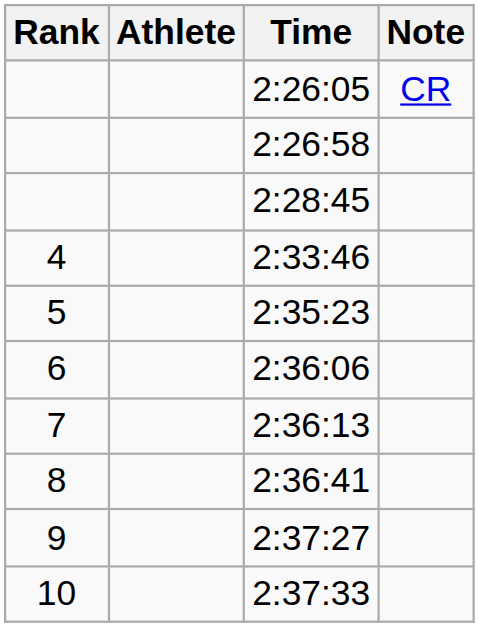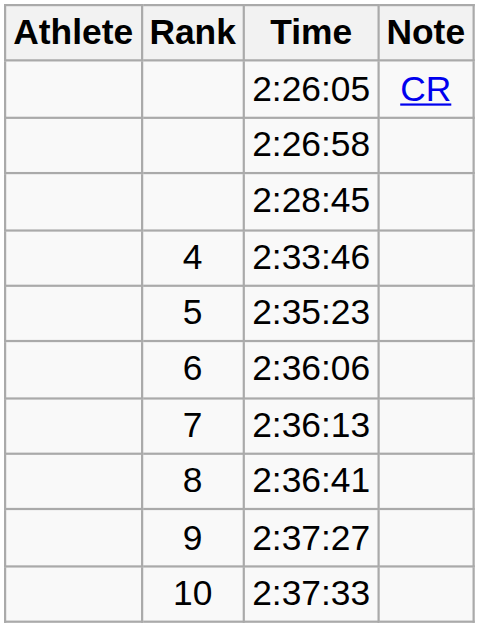columns swapped: (56, 32) <-> (176, 32)
